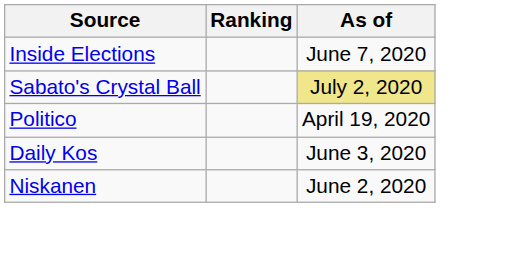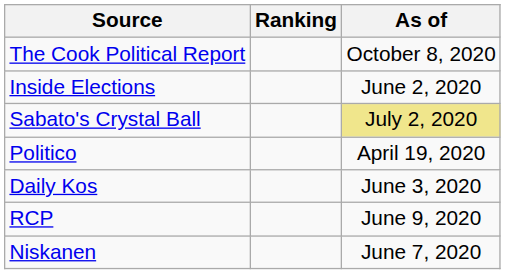+ row: (127, 53)
(366, 53) June 7, 2020 -> (421, 86) June 2, 2020
+ row: (31, 218)
(366, 185) June 2, 2020 -> (421, 251) June 7, 2020
